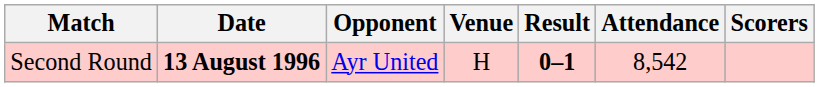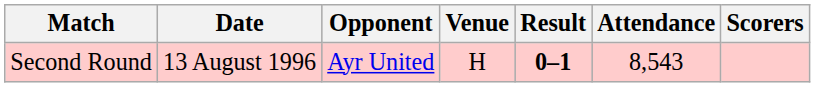(242, 61) bold -> (240, 61) normal
(660, 61) 8,542 -> (656, 61) 8,543
